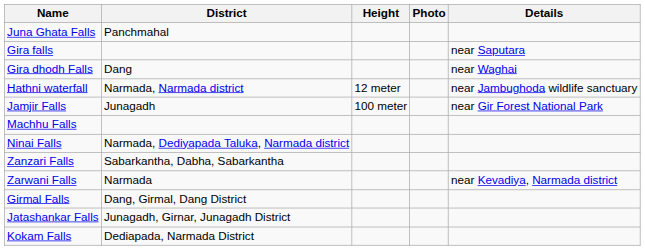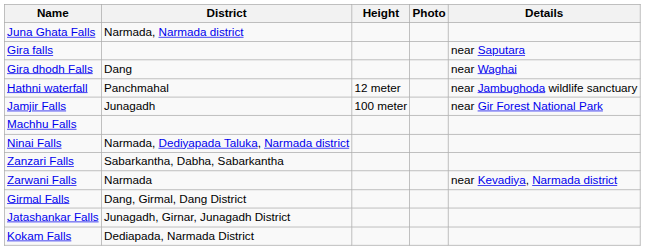(136, 32) Panchmahal -> (174, 32) Narmada, Narmada district
(174, 87) Narmada, Narmada district -> (136, 87) Panchmahal
